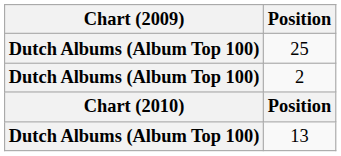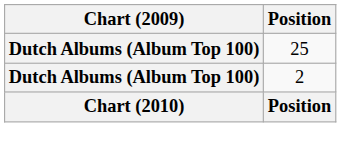- row: (300, 135)
